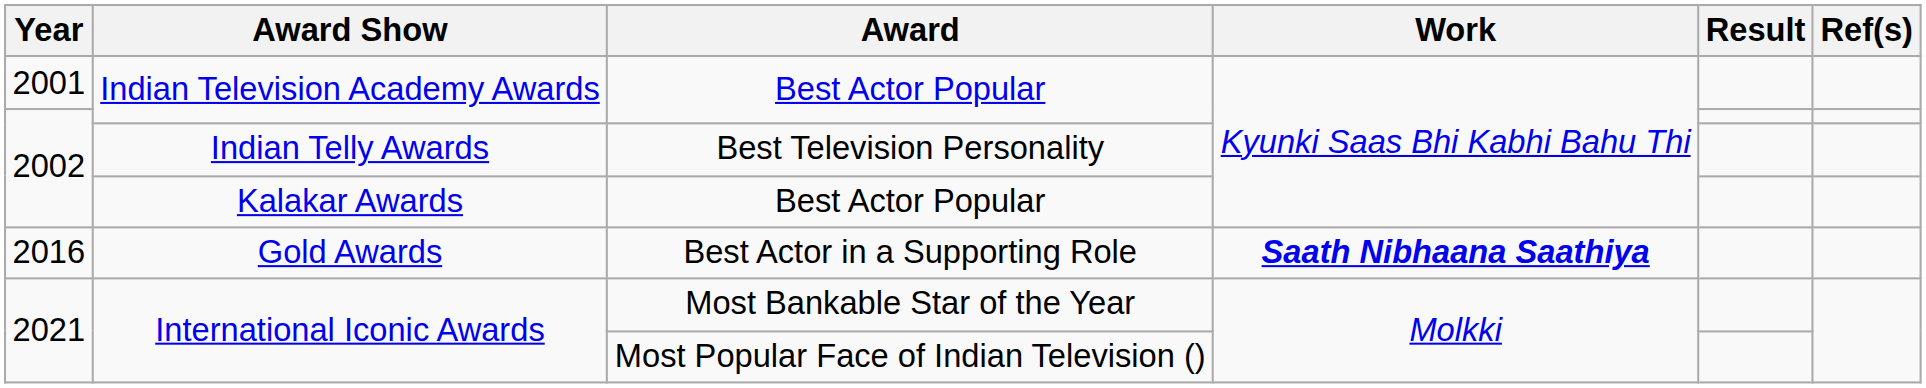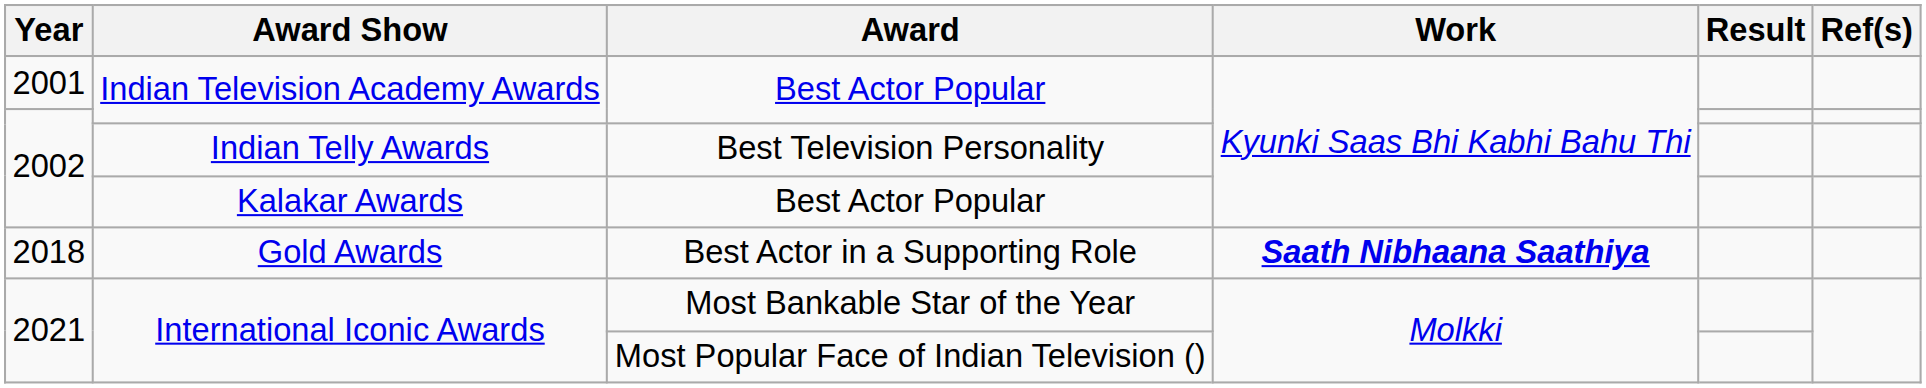(49, 252) 2016 -> (49, 252) 2018
